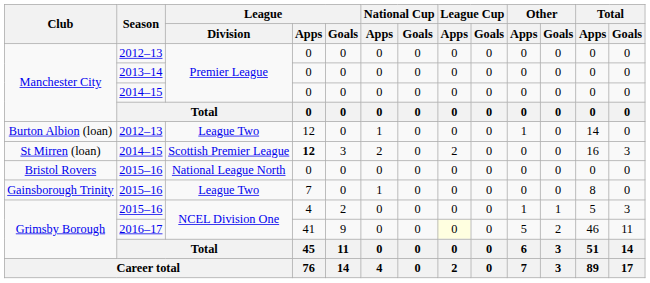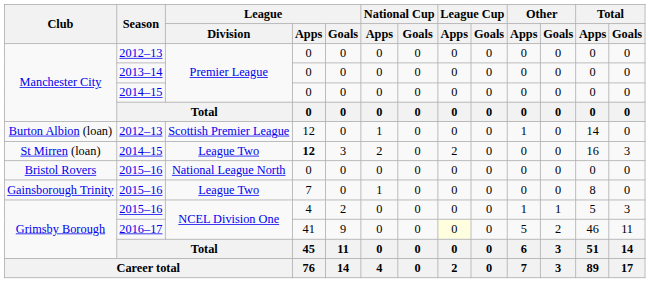(229, 131) League Two -> (229, 131) Scottish Premier League
(229, 151) Scottish Premier League -> (229, 151) League Two
